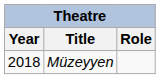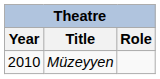(24, 62) 2018 -> (24, 62) 2010
